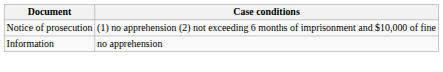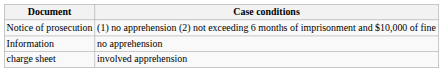+ row: (31, 59)
